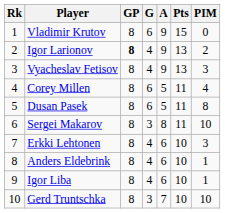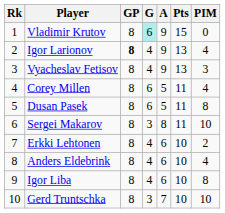(149, 32) no background -> (149, 32) paleturquoise background
(205, 50) 2 -> (205, 50) 4
(205, 143) 3 -> (205, 143) 2
(205, 161) 1 -> (205, 161) 4
(205, 180) 1 -> (205, 180) 8
